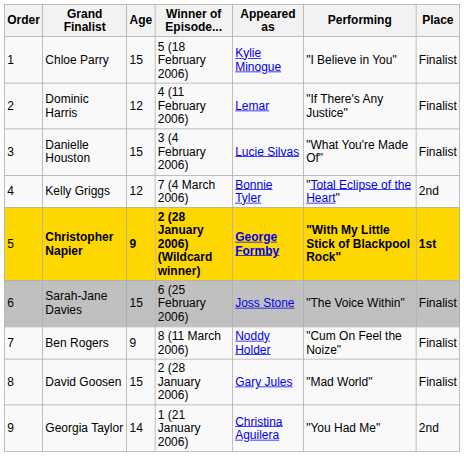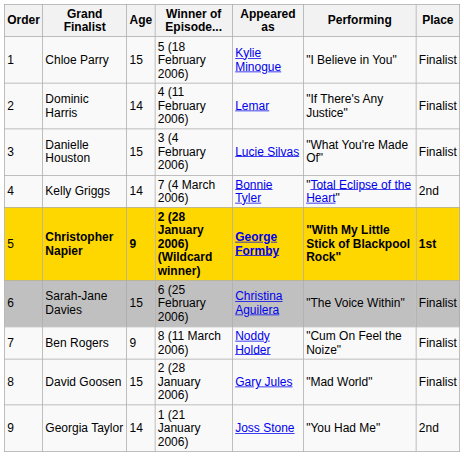(136, 106) 12 -> (136, 106) 14
(136, 191) 12 -> (136, 191) 14
(265, 303) Joss Stone -> (259, 303) Christina Aguilera
(259, 428) Christina Aguilera -> (265, 428) Joss Stone
